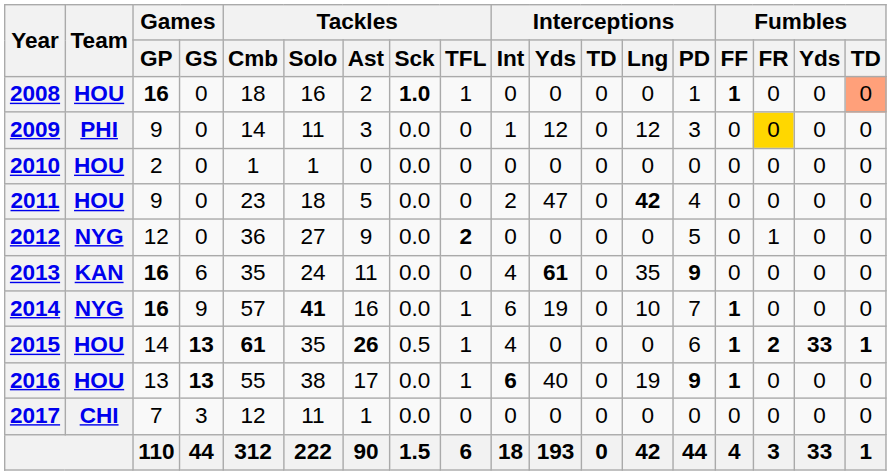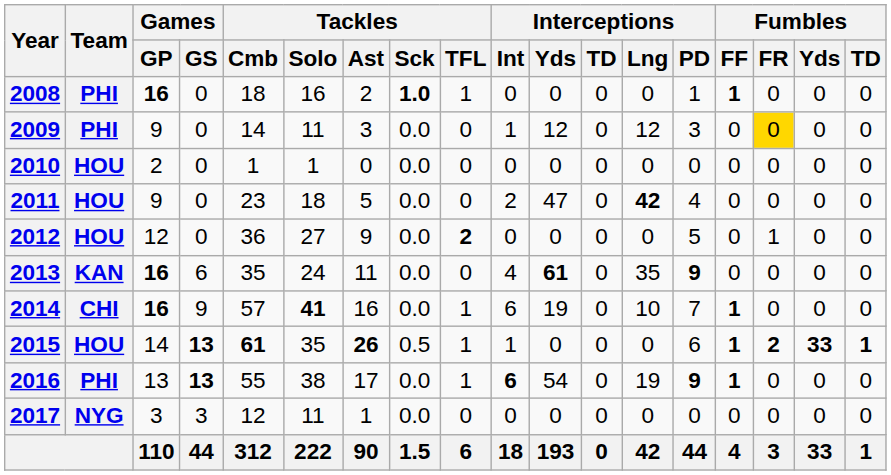(99, 93) HOU -> (99, 93) PHI
(866, 93) lightsalmon background -> (866, 93) no background
(99, 237) NYG -> (99, 237) HOU
(99, 308) NYG -> (99, 308) CHI
(511, 344) 4 -> (511, 344) 1
(99, 380) HOU -> (99, 380) PHI
(555, 380) 40 -> (555, 380) 54
(99, 415) CHI -> (99, 415) NYG
(156, 415) 7 -> (156, 415) 3
